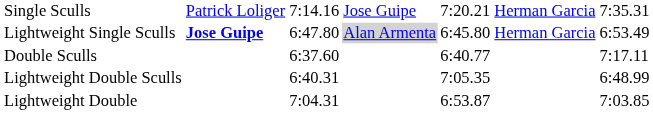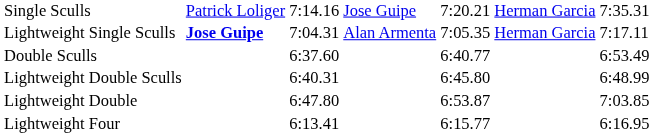(314, 33) 6:47.80 -> (314, 33) 7:04.31
(390, 33) lightgrey background -> (390, 33) no background
(465, 33) 6:45.80 -> (465, 33) 7:05.35
(625, 33) 6:53.49 -> (624, 33) 7:17.11
(624, 55) 7:17.11 -> (625, 55) 6:53.49
(465, 78) 7:05.35 -> (465, 78) 6:45.80
(314, 100) 7:04.31 -> (314, 100) 6:47.80
+ row: (62, 123)
